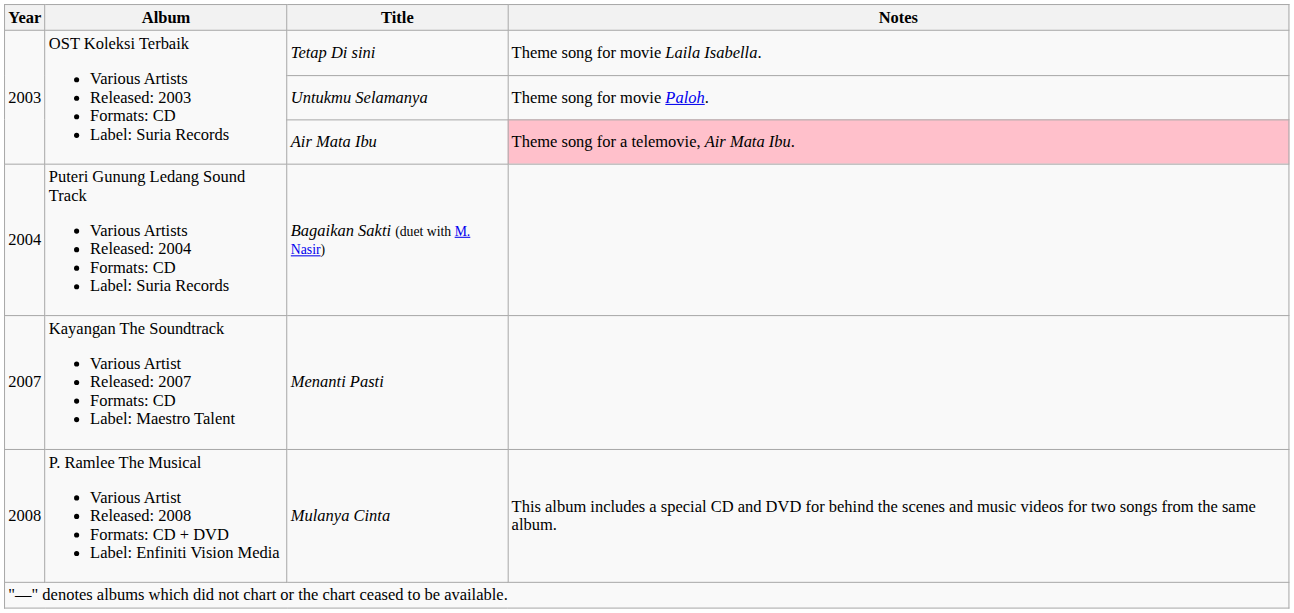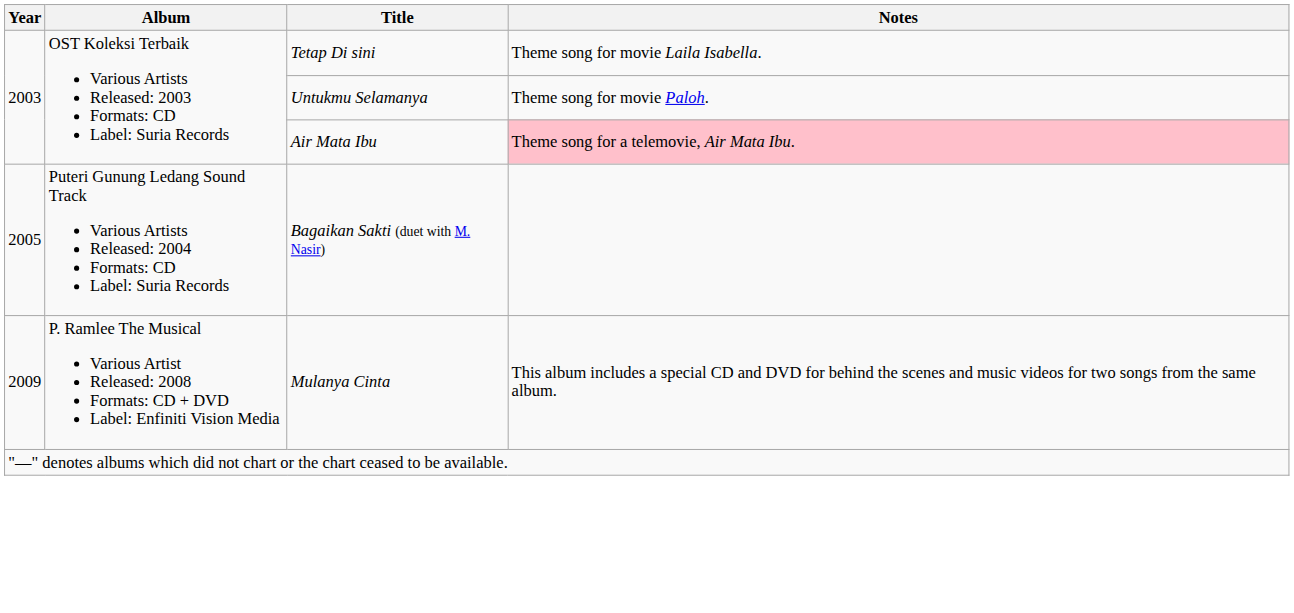(25, 239) 2004 -> (25, 239) 2005
- row: (337, 382)
(25, 515) 2008 -> (25, 382) 2009
